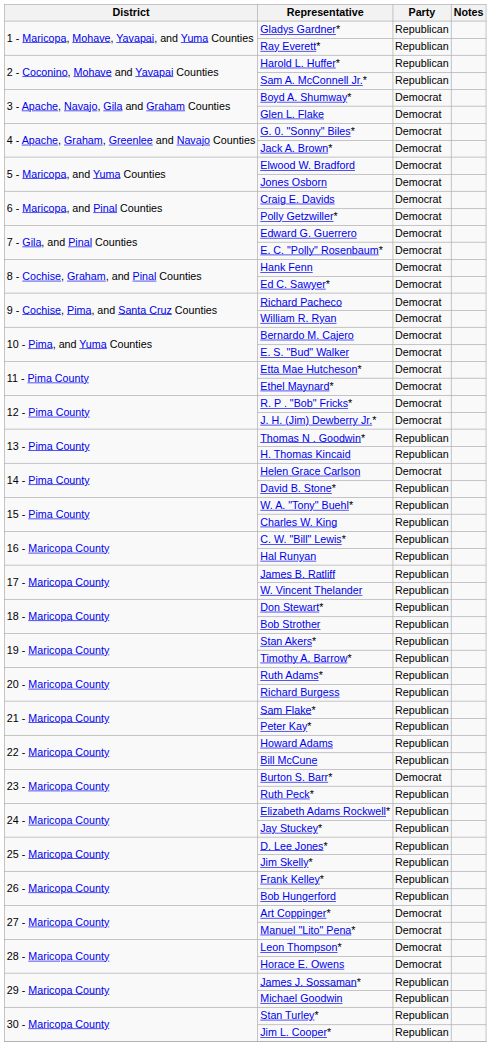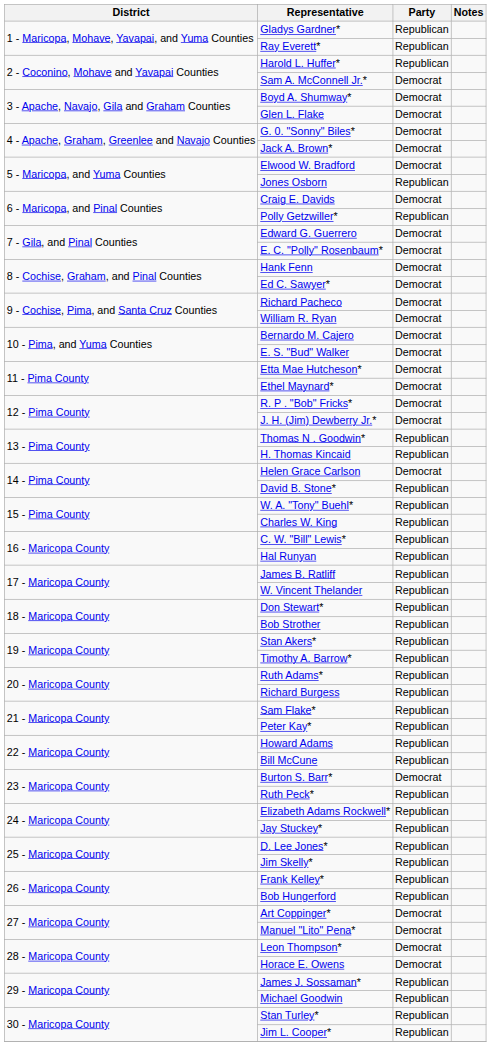(422, 81) Republican -> (418, 81) Democrat
(418, 183) Democrat -> (422, 183) Republican
(418, 217) Democrat -> (422, 217) Republican
